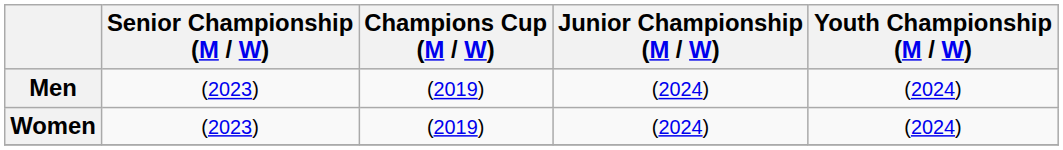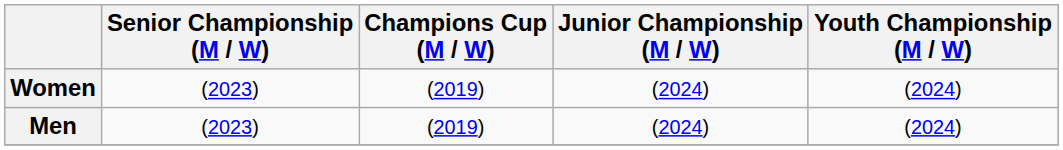rows swapped: (53, 88) <-> (53, 125)
